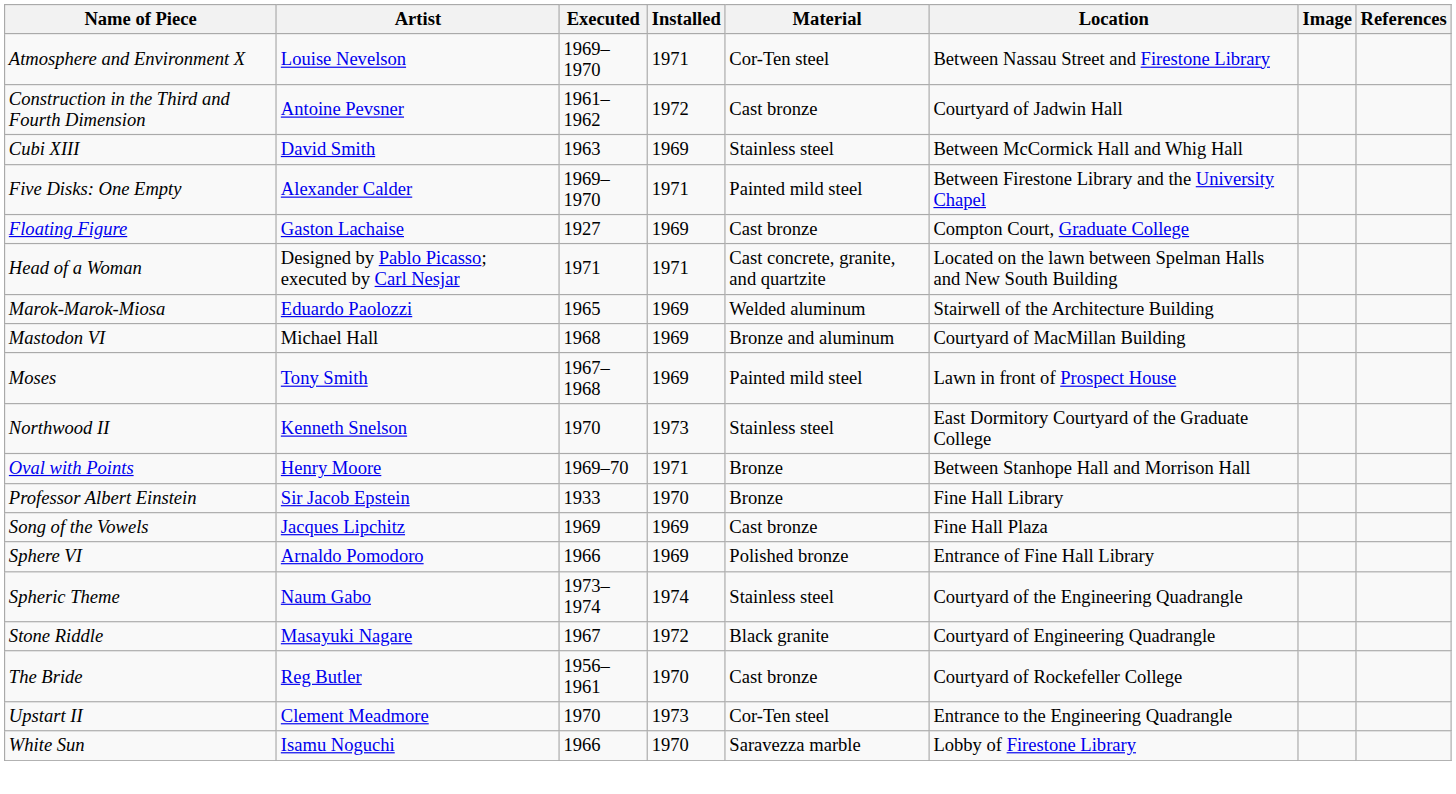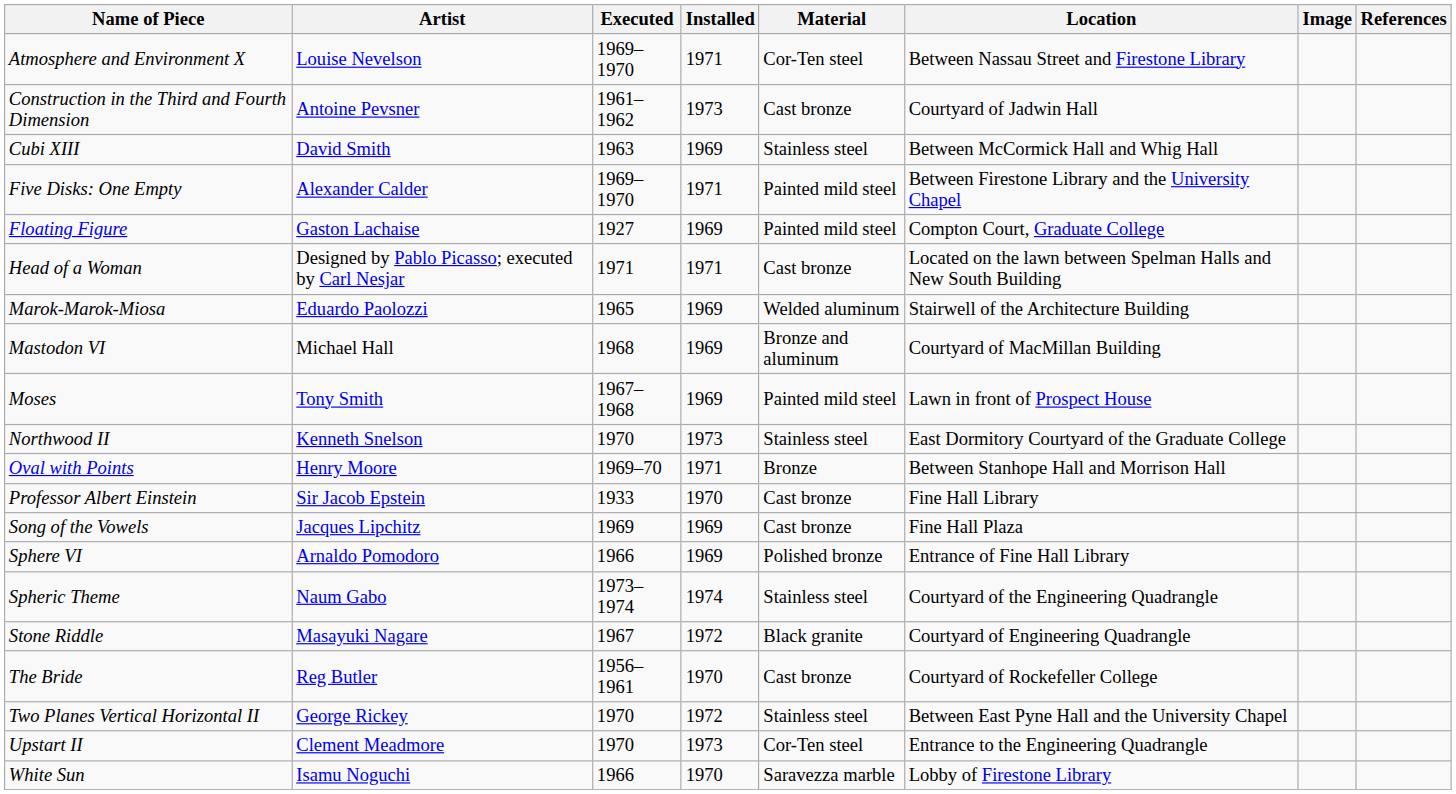(670, 109) 1972 -> (704, 109) 1973
(773, 229) Cast bronze -> (830, 229) Painted mild steel
(812, 268) Cast concrete, granite, and quartzite -> (807, 268) Cast bronze
(756, 497) Bronze -> (807, 497) Cast bronze
+ row: (134, 716)
